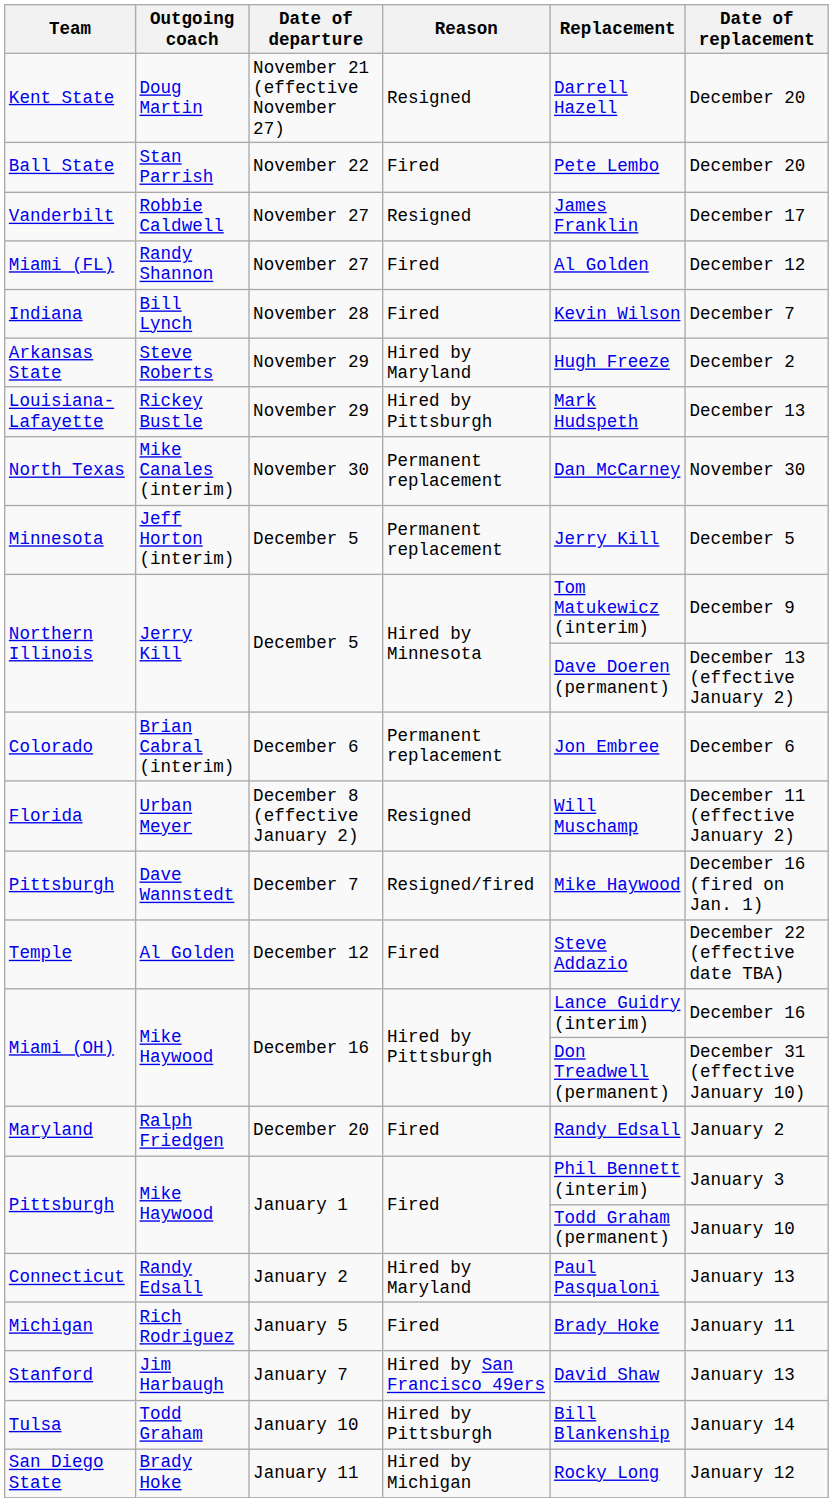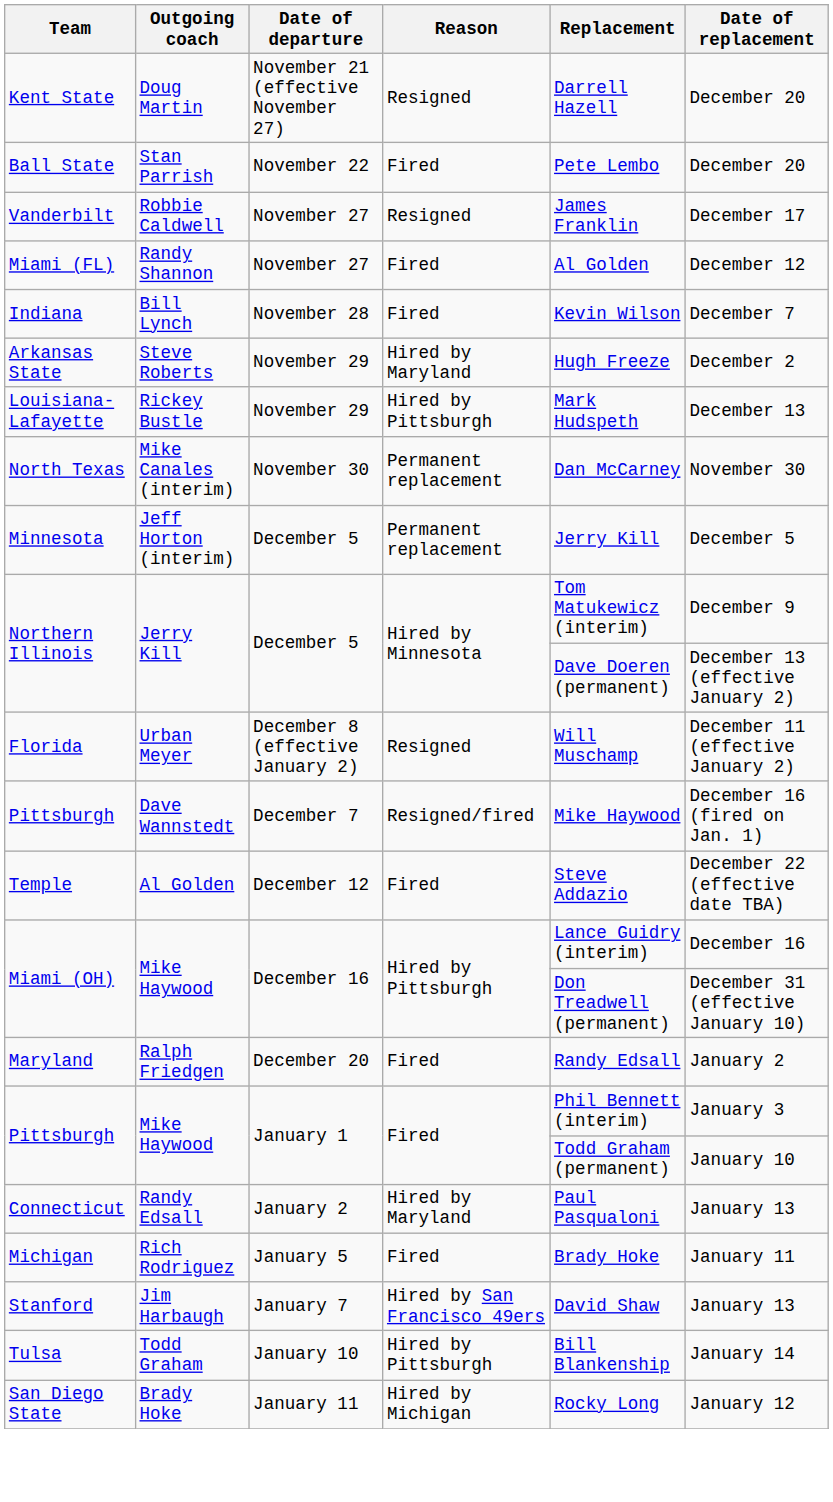- row: (51, 747)
